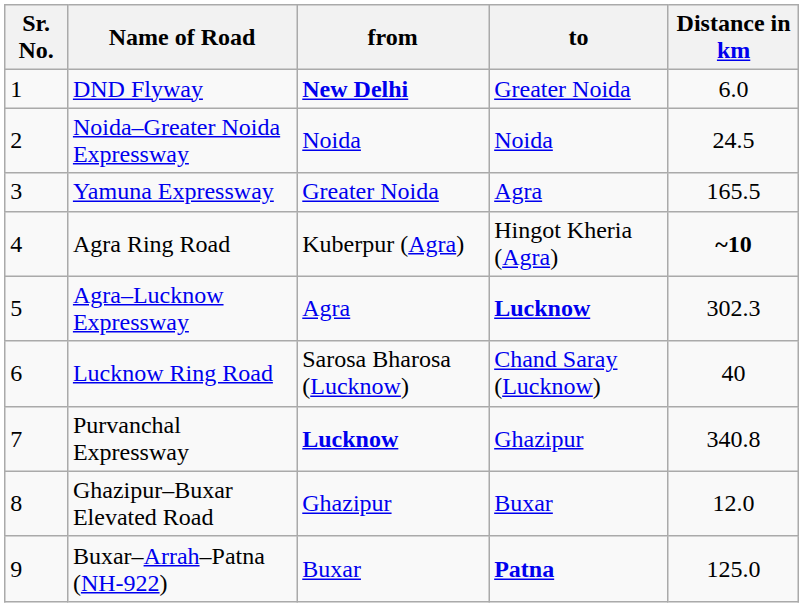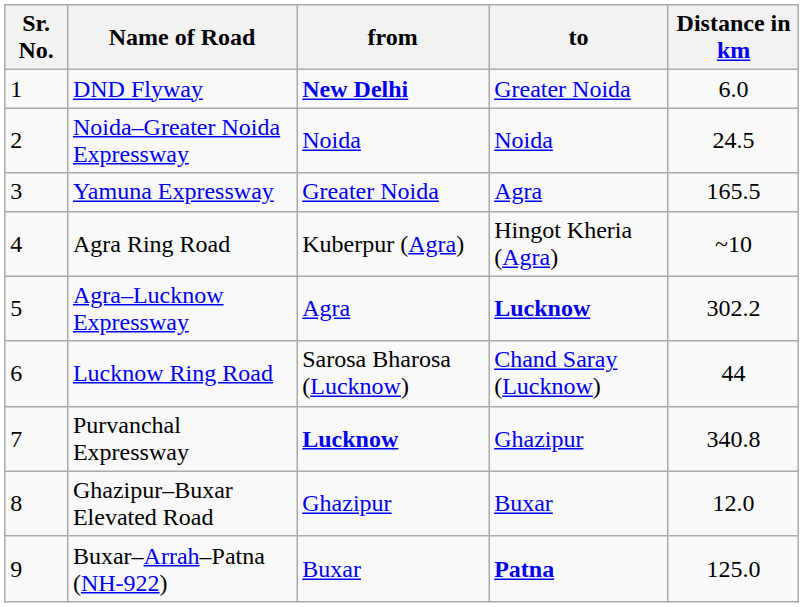(734, 243) bold -> (734, 243) normal
(734, 308) 302.3 -> (734, 308) 302.2
(734, 373) 40 -> (734, 373) 44
